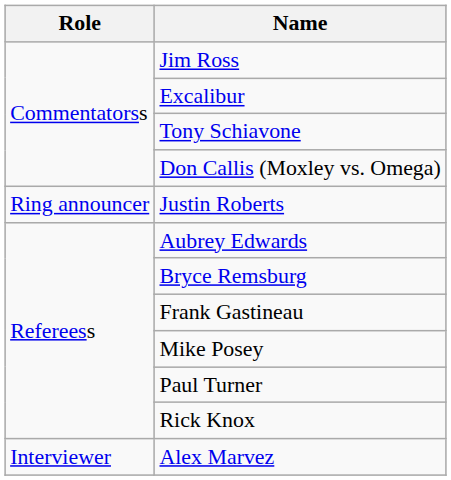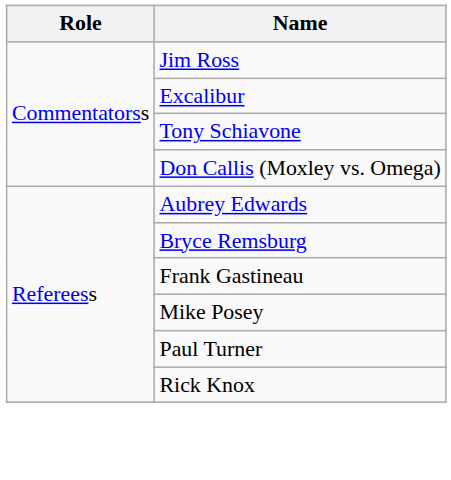- row: (222, 203)
- row: (217, 456)
